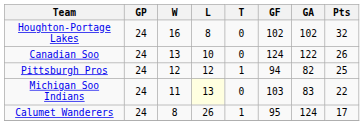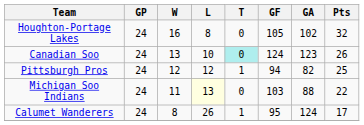(275, 33) 102 -> (275, 33) 105
(241, 55) no background -> (241, 55) paleturquoise background
(308, 55) 122 -> (308, 55) 123
(308, 92) 83 -> (308, 92) 88
